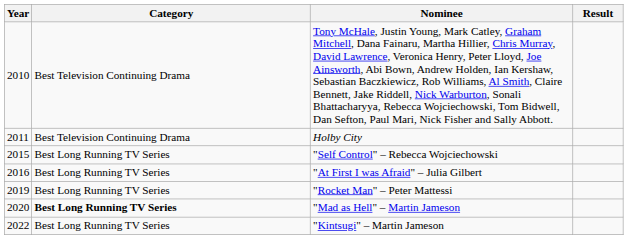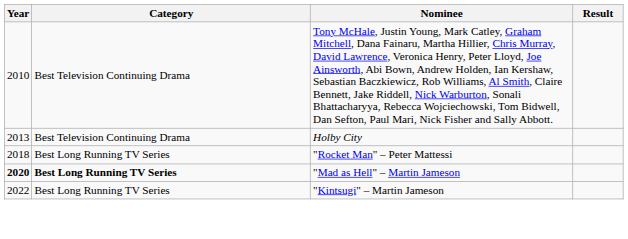(18, 137) 2011 -> (18, 137) 2013
- row: (405, 154)
- row: (397, 172)
(18, 190) 2019 -> (18, 154) 2018
(18, 208) normal -> (18, 172) bold
